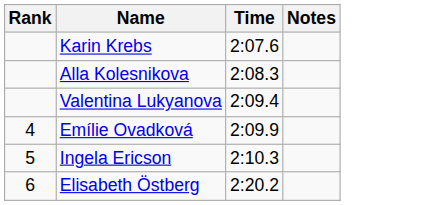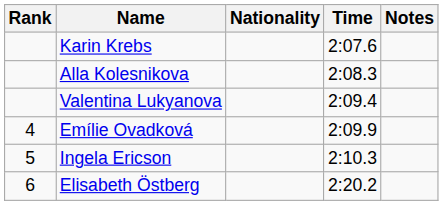+ column: (275, 18)
